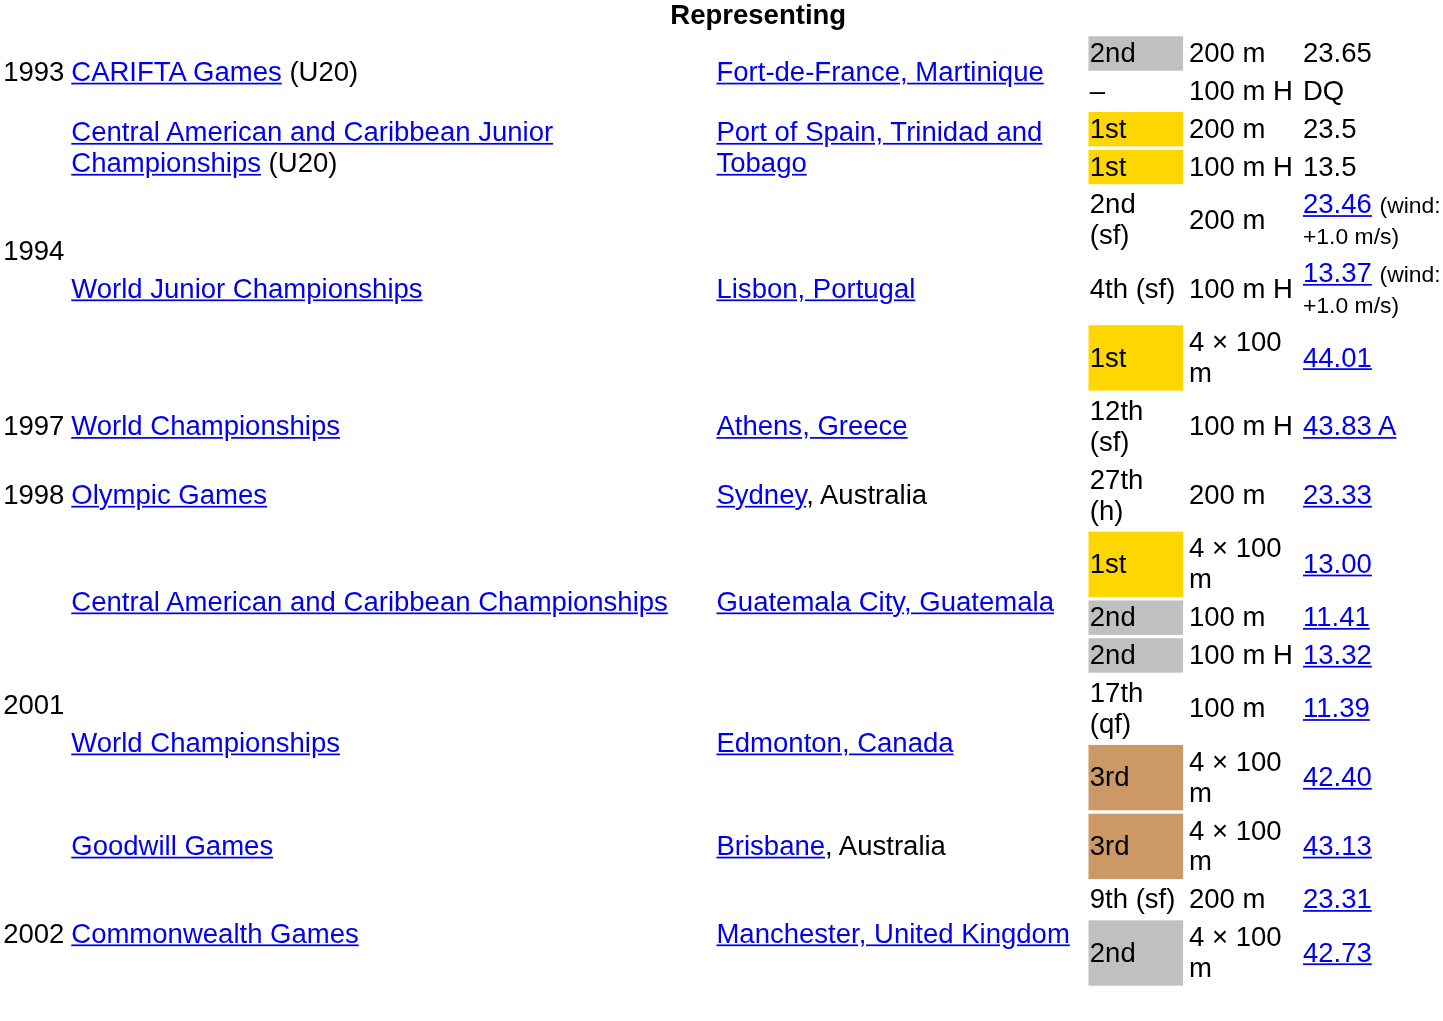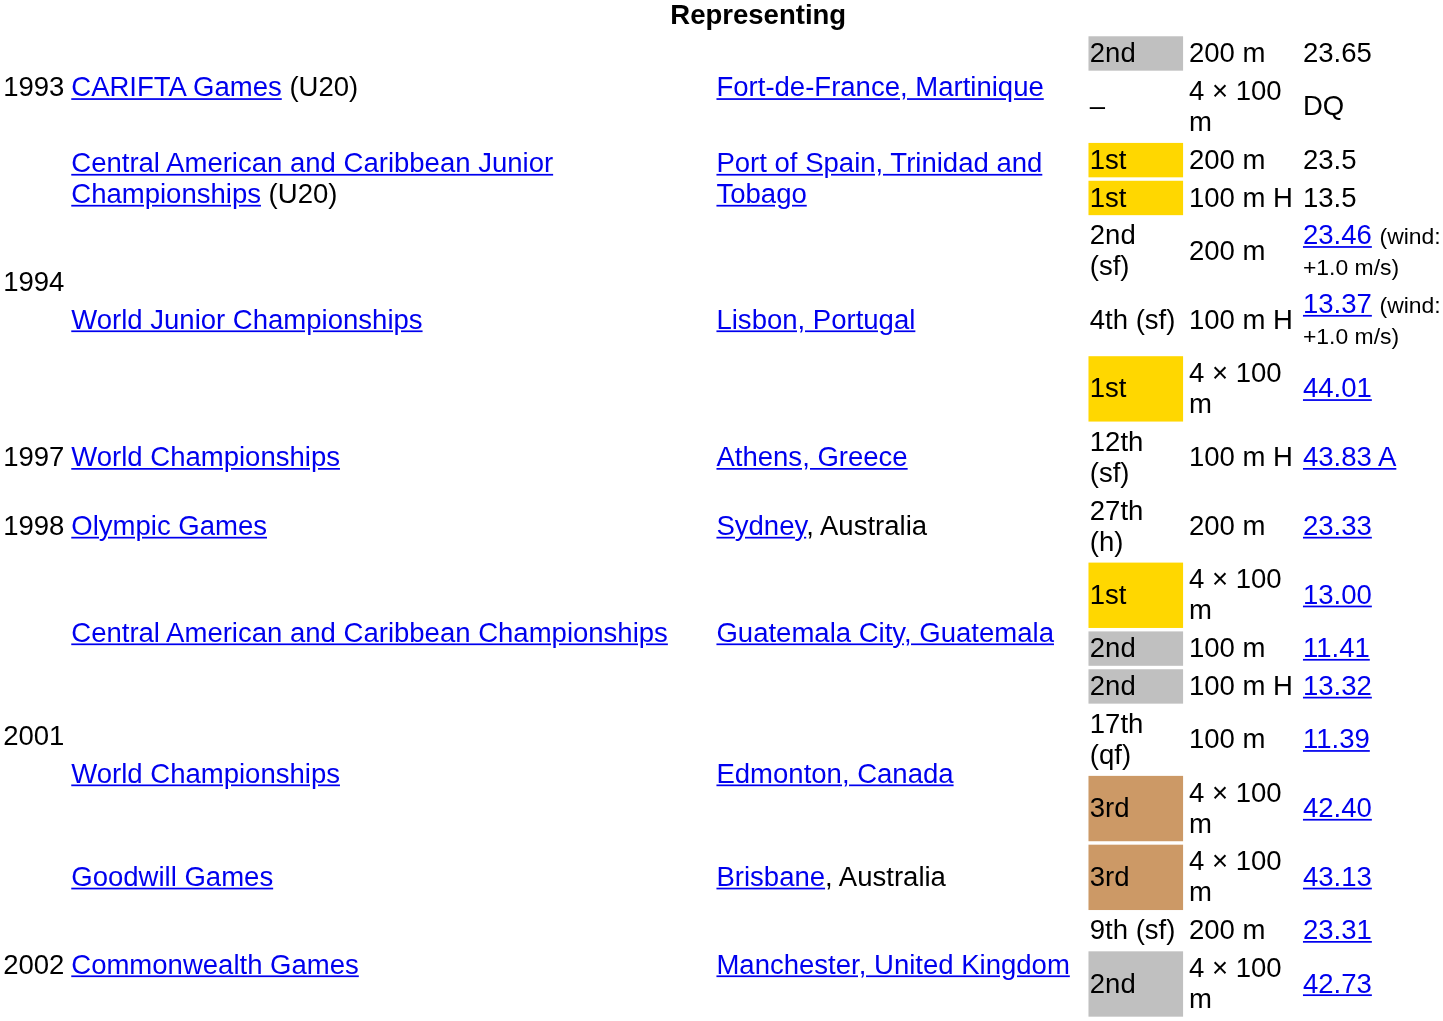(1241, 90) 100 m H -> (1235, 106) 4 × 100 m
